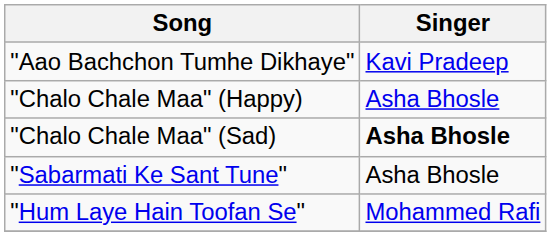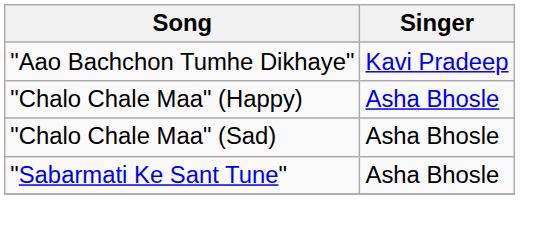(438, 136) bold -> (432, 136) normal
- row: (158, 212)
